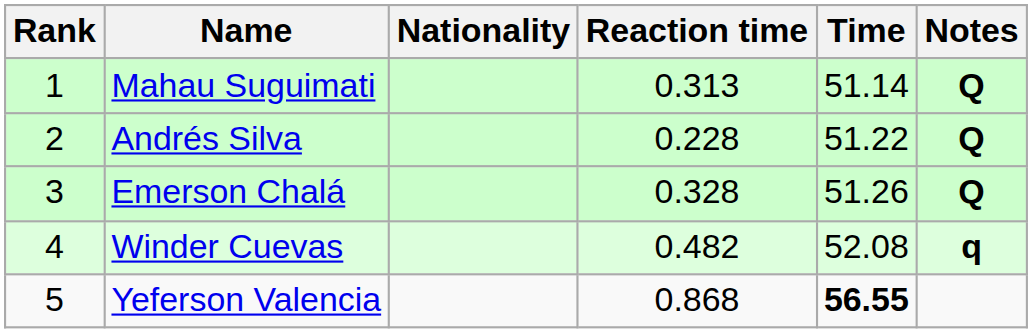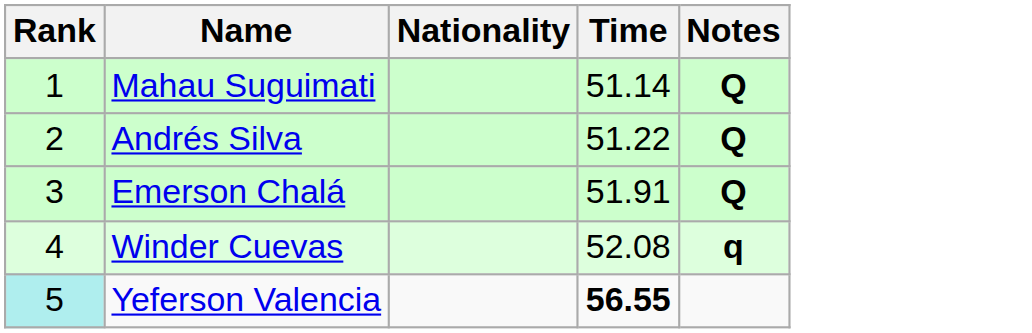- column: (697, 31)
(866, 192) 51.26 -> (628, 192) 51.91
(54, 300) no background -> (54, 300) paleturquoise background
